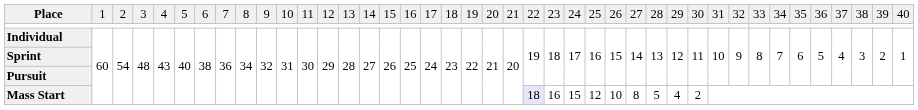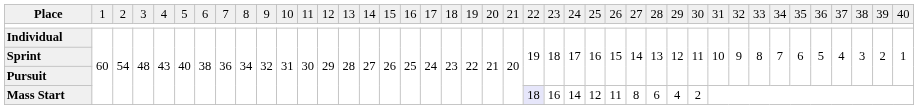(575, 94) 15 -> (575, 94) 14
(616, 94) 10 -> (616, 94) 11
(657, 94) 5 -> (657, 94) 6
